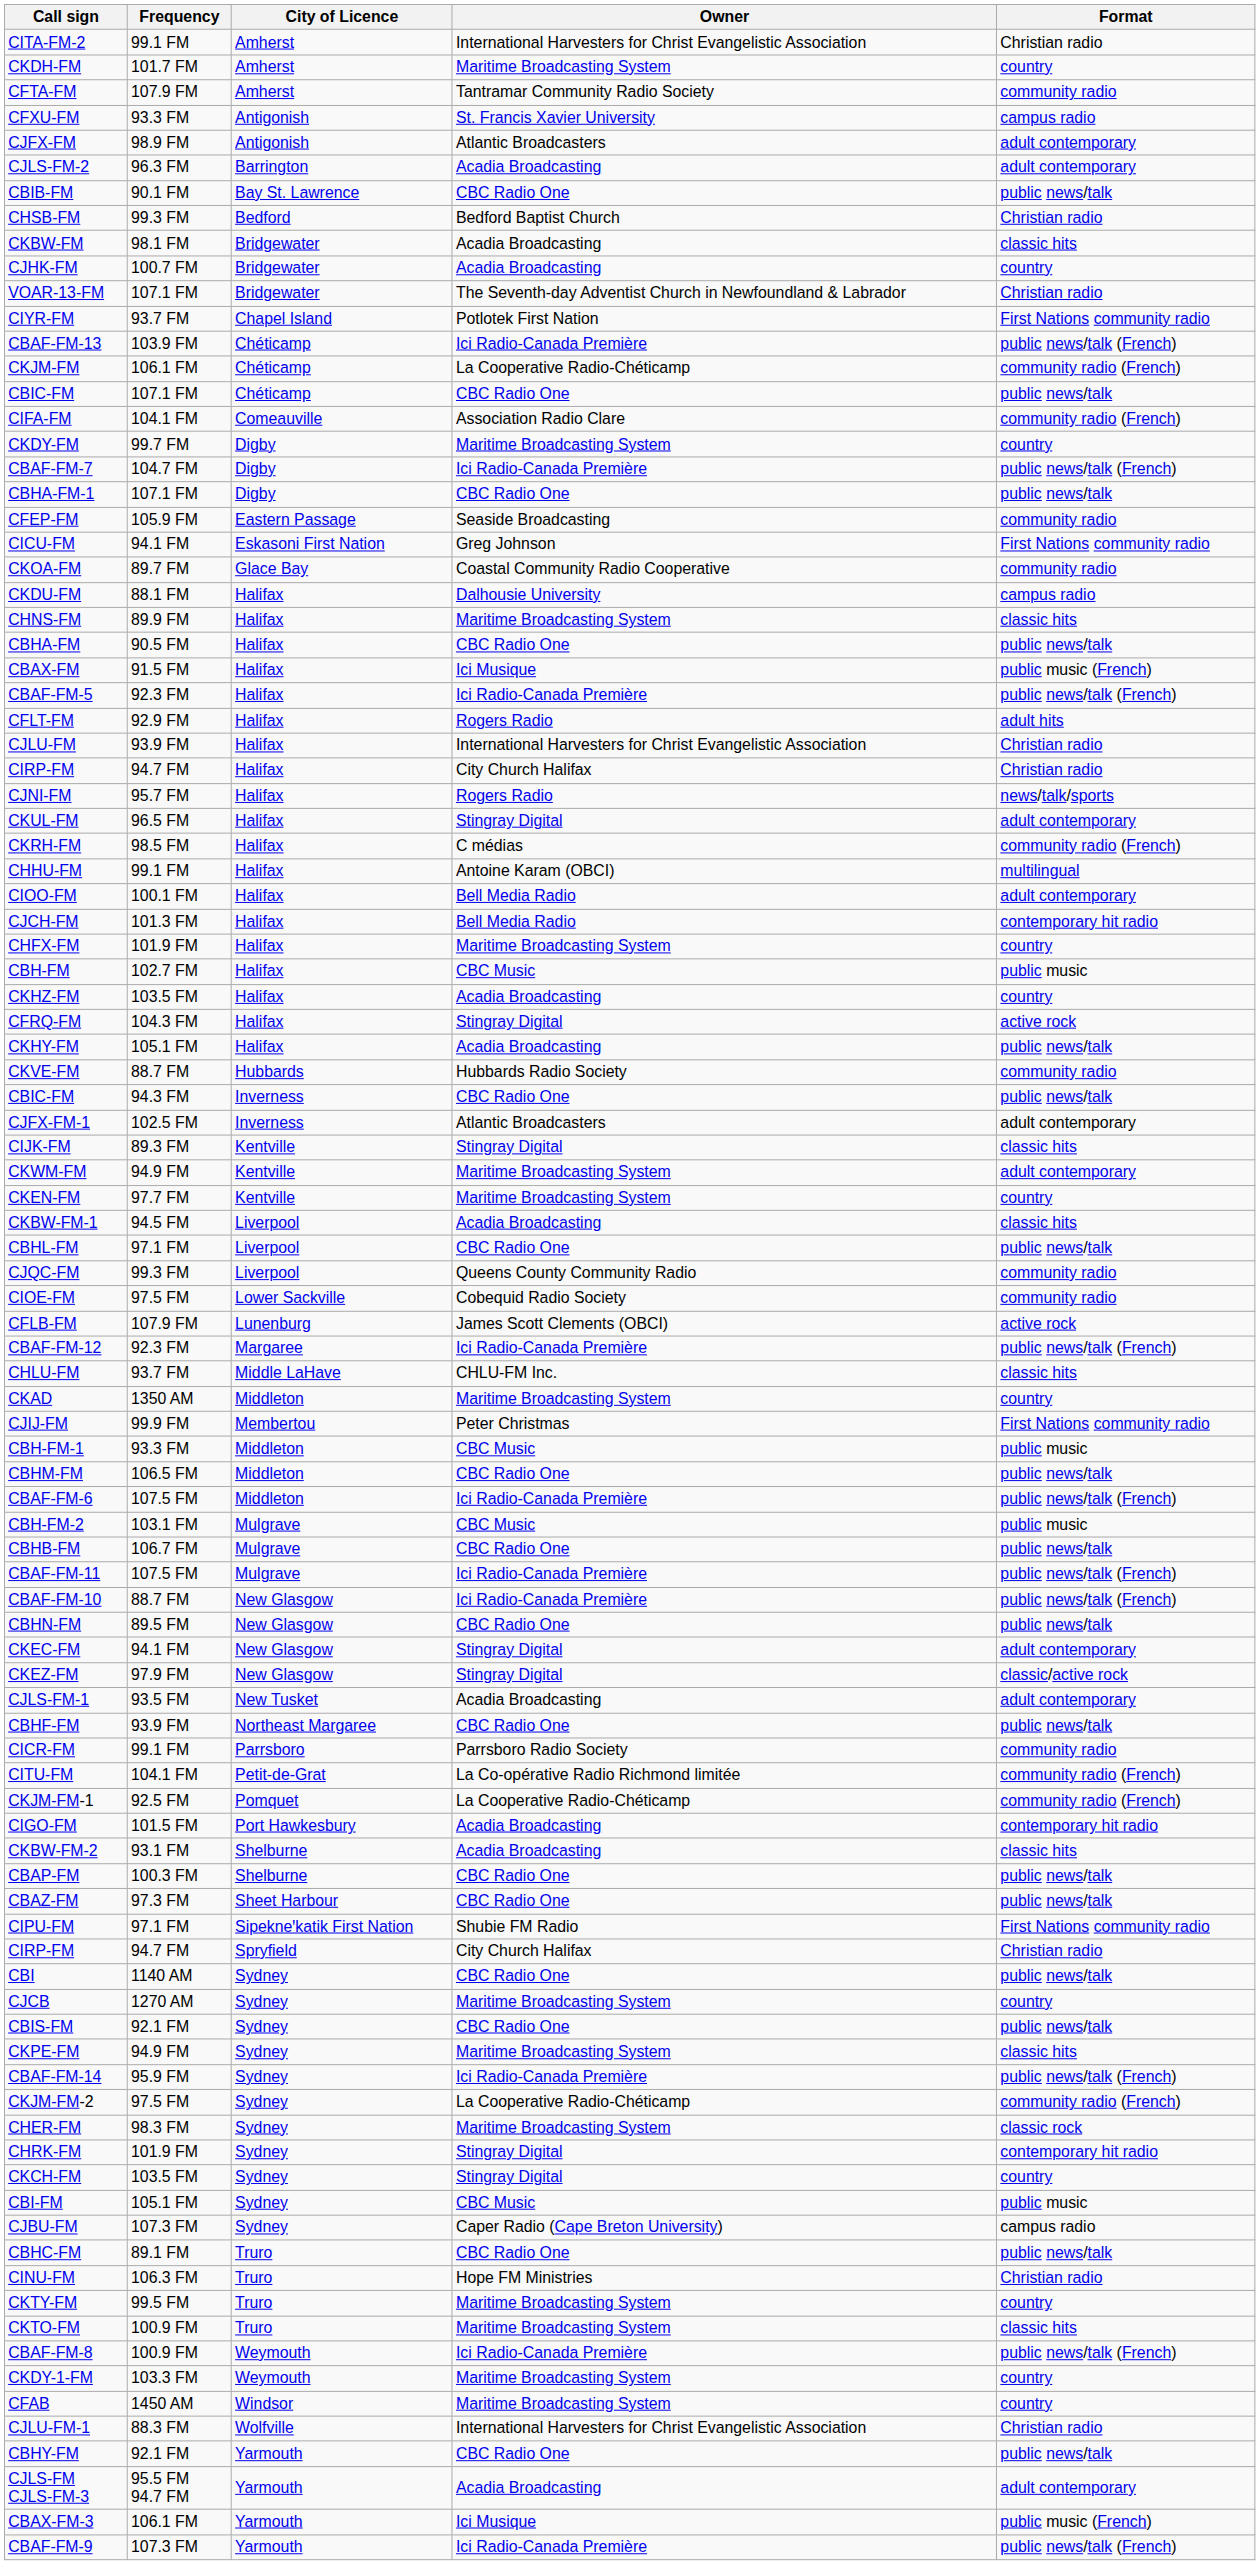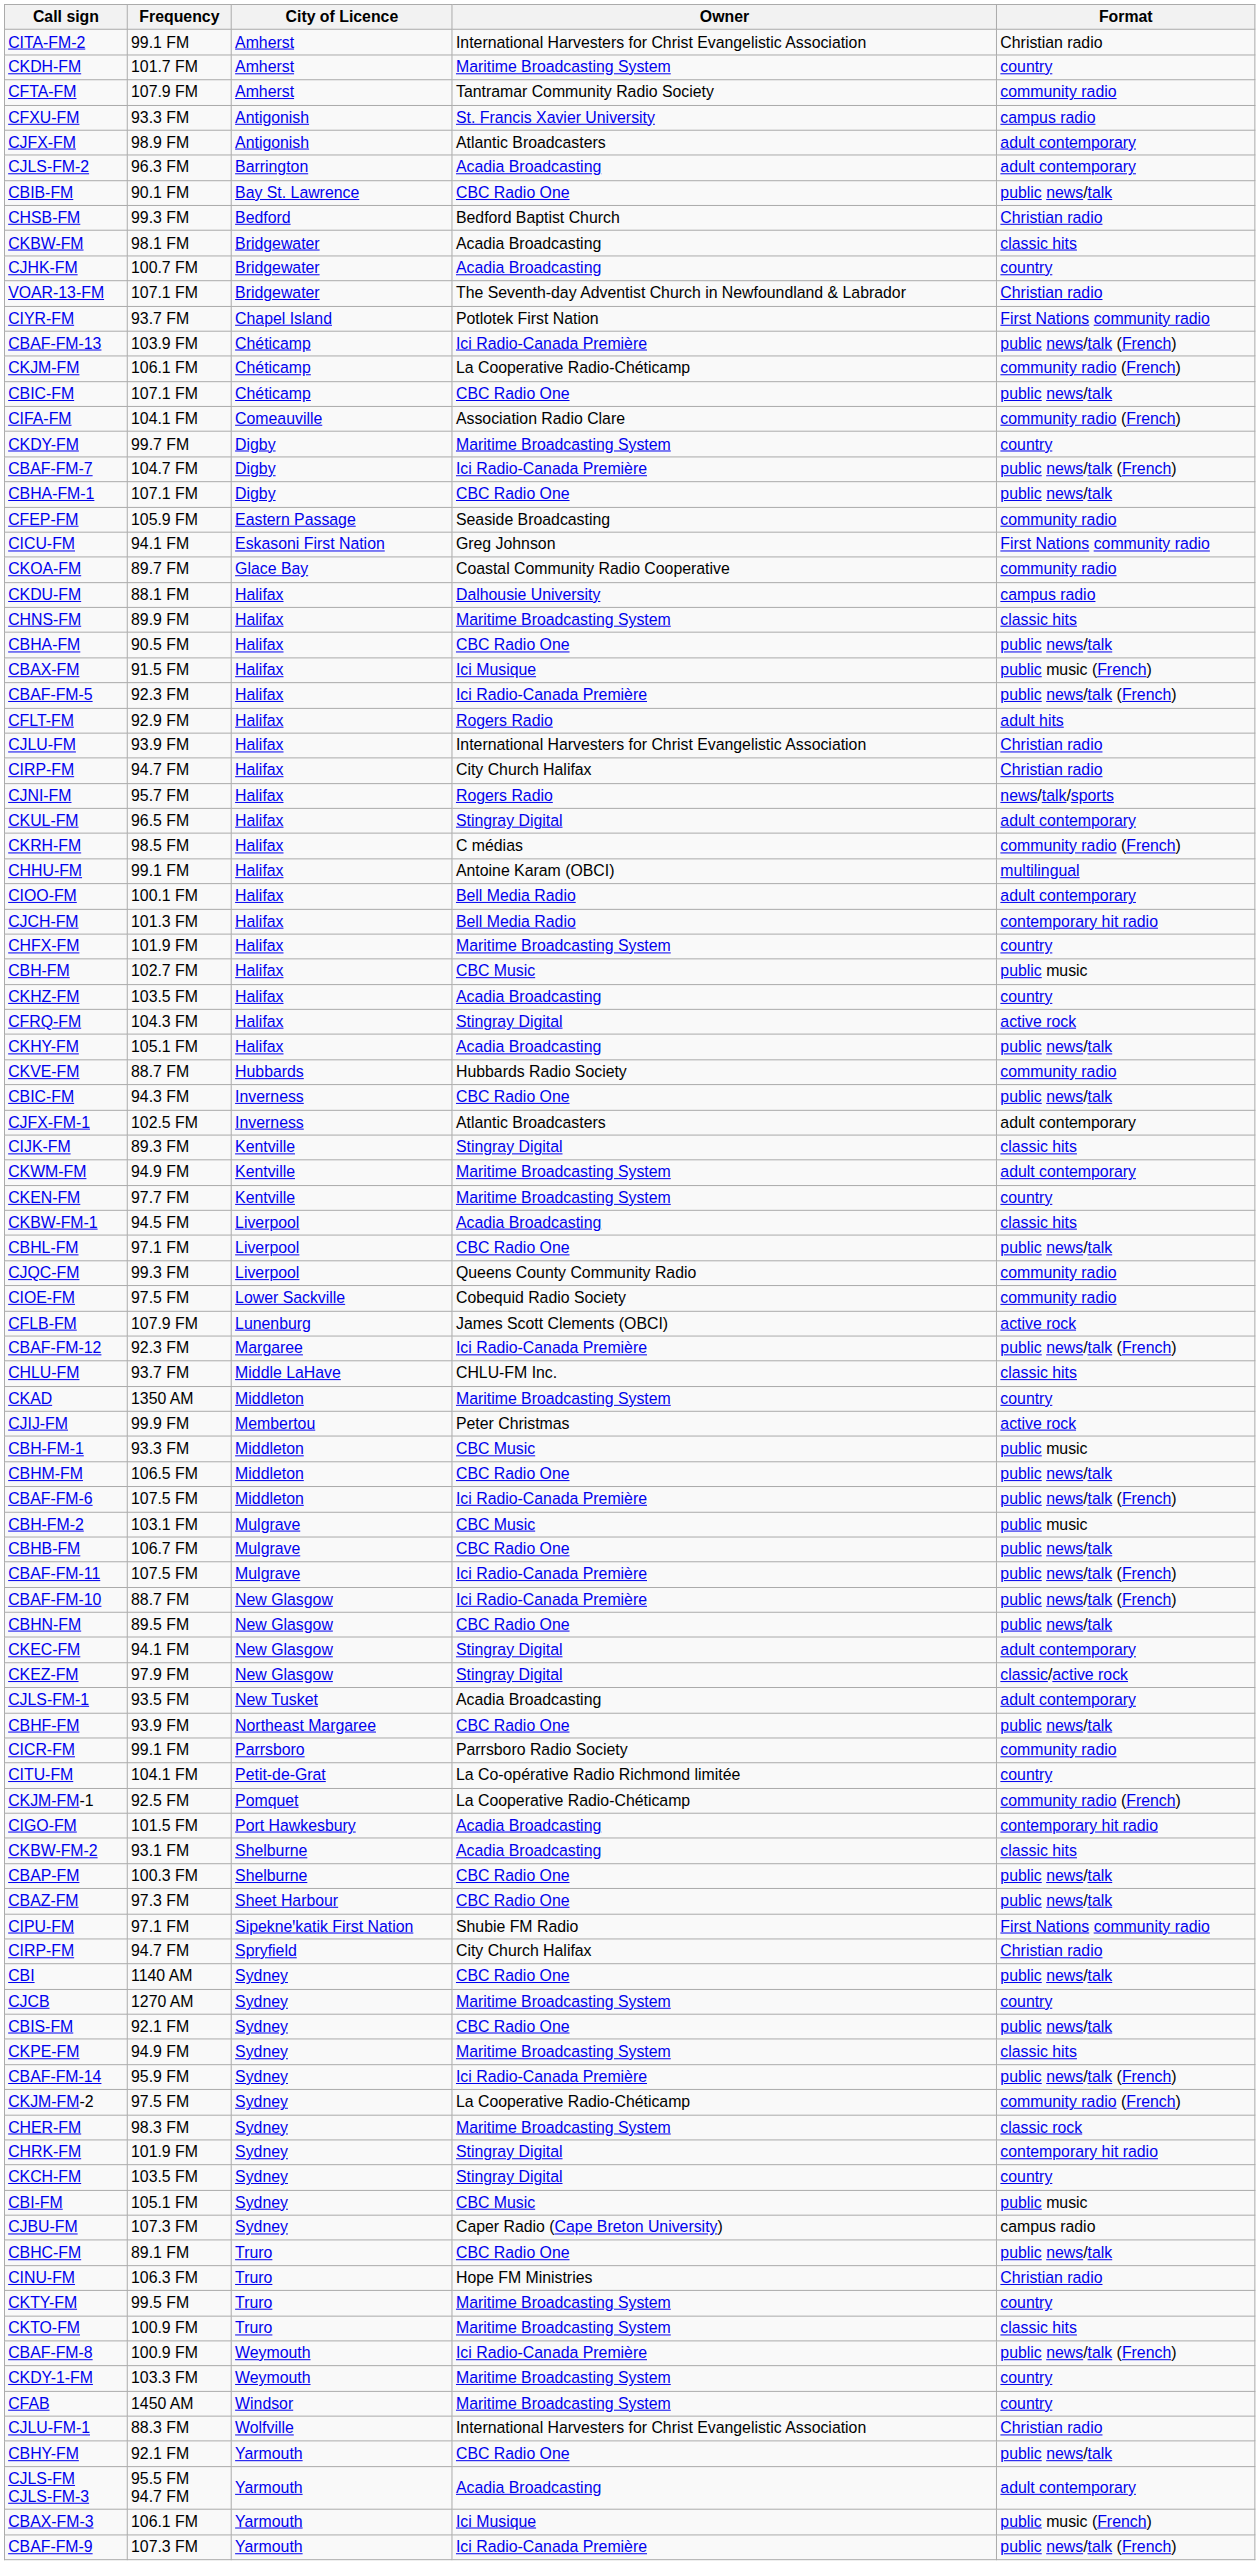(1105, 1423) First Nations community radio -> (1038, 1423) active rock
(1091, 1775) community radio (French) -> (1026, 1775) country
